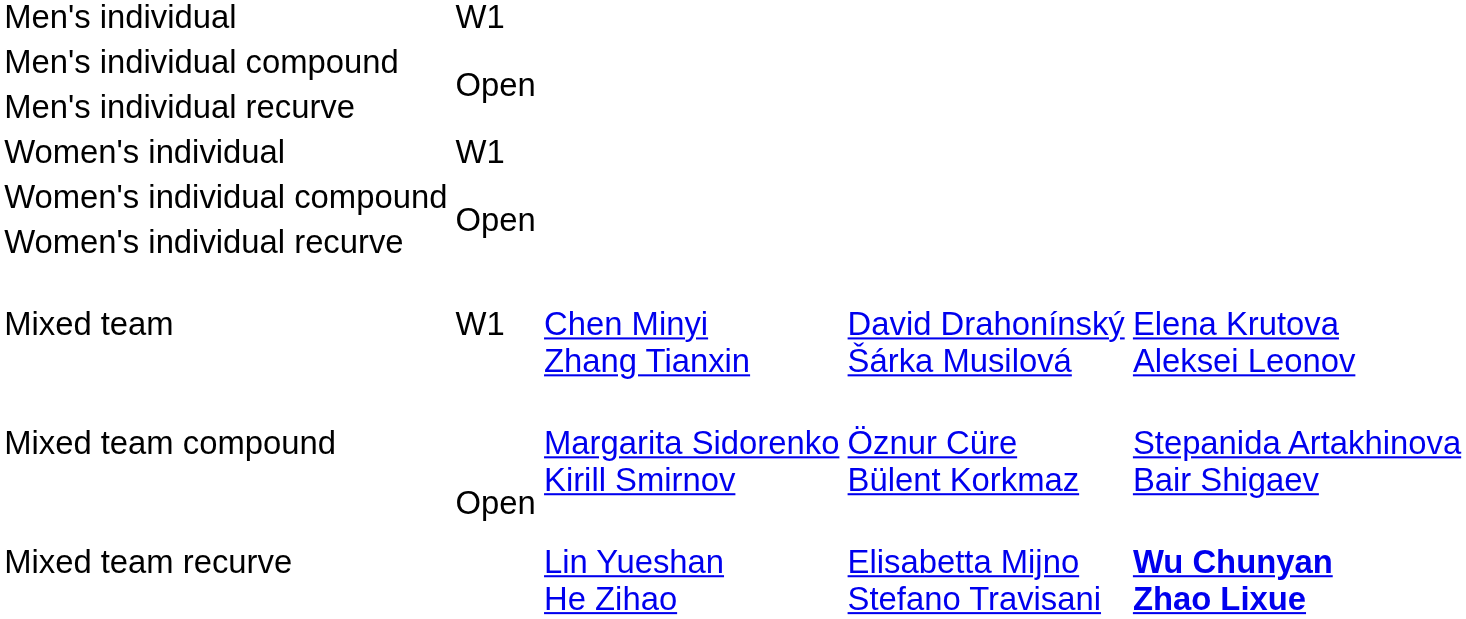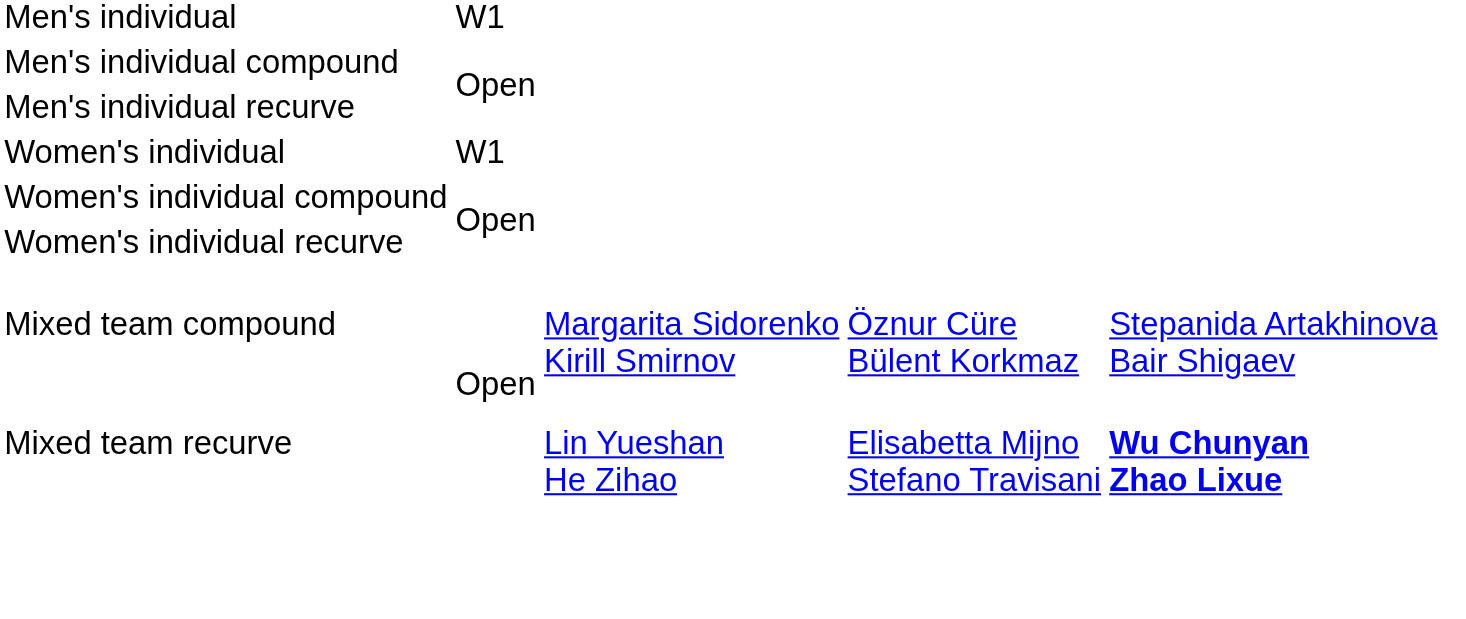- row: (89, 324)
